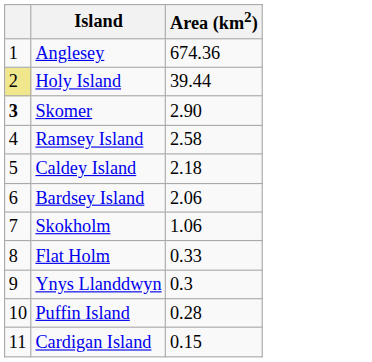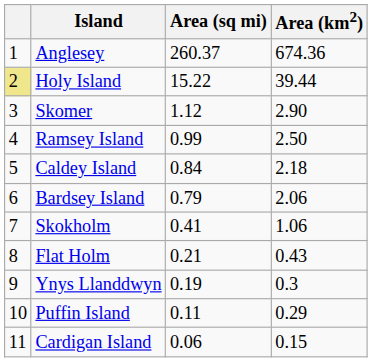+ column: (218, 21)
(13, 110) bold -> (13, 110) normal
(186, 139) 2.58 -> (291, 139) 2.50
(186, 255) 0.33 -> (291, 255) 0.43
(186, 313) 0.28 -> (291, 313) 0.29
